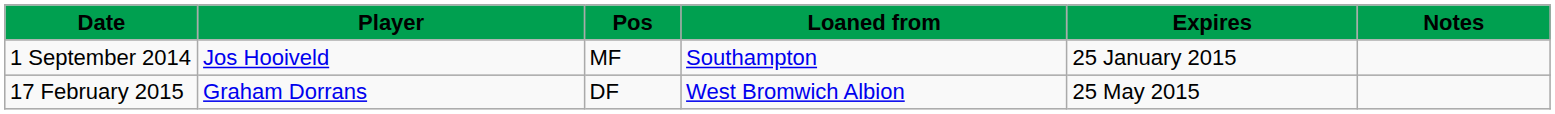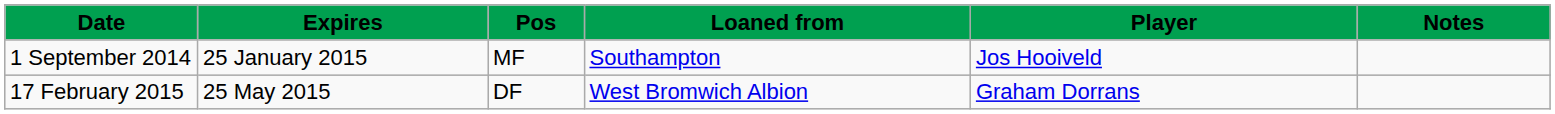columns swapped: (391, 23) <-> (1212, 23)
